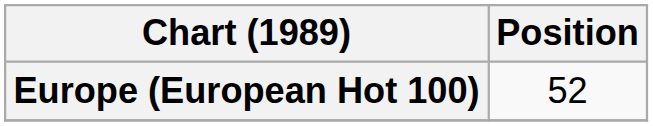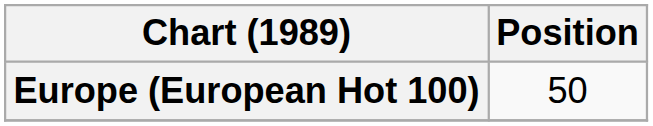(568, 90) 52 -> (568, 90) 50
